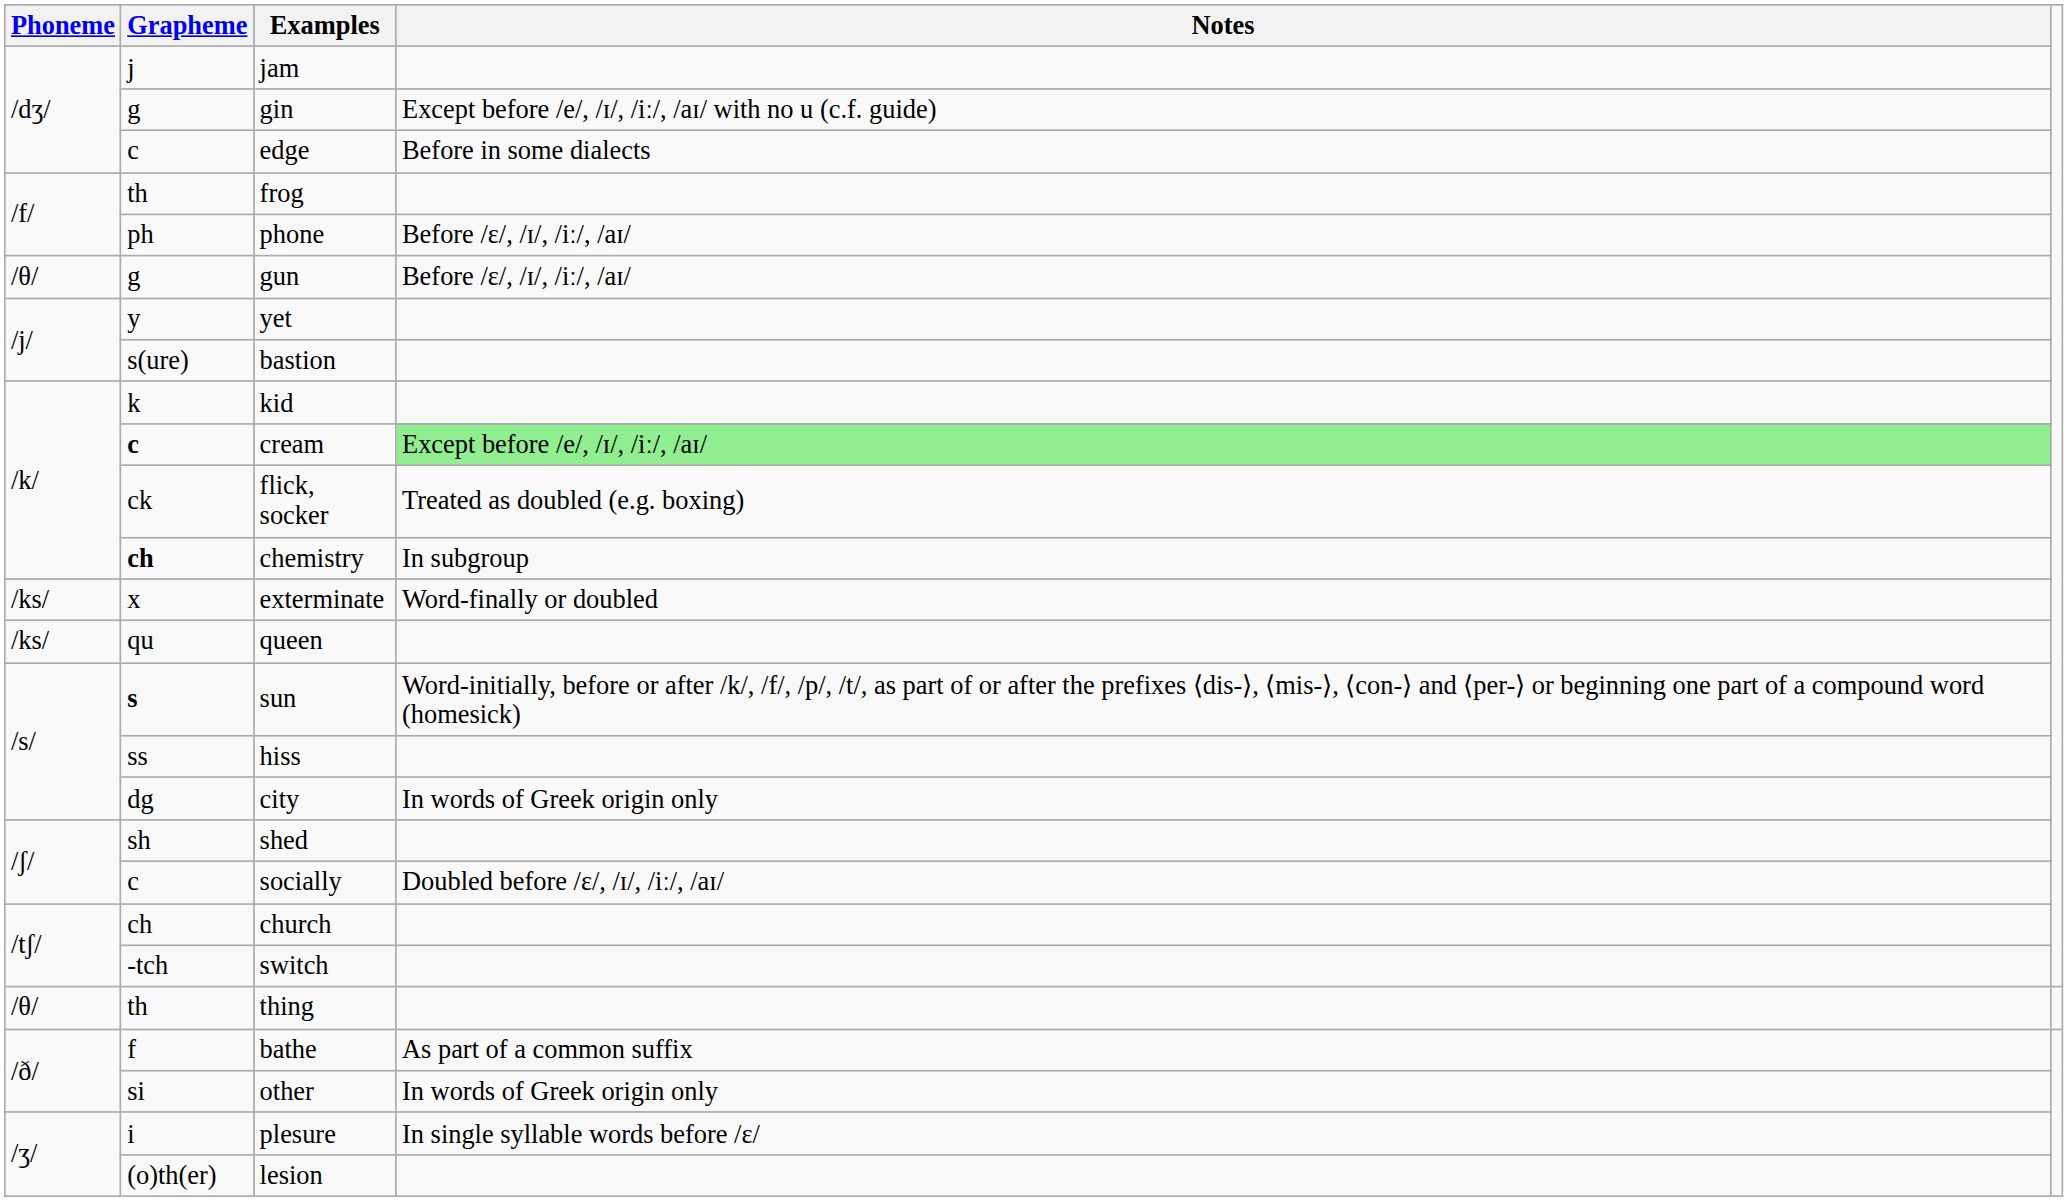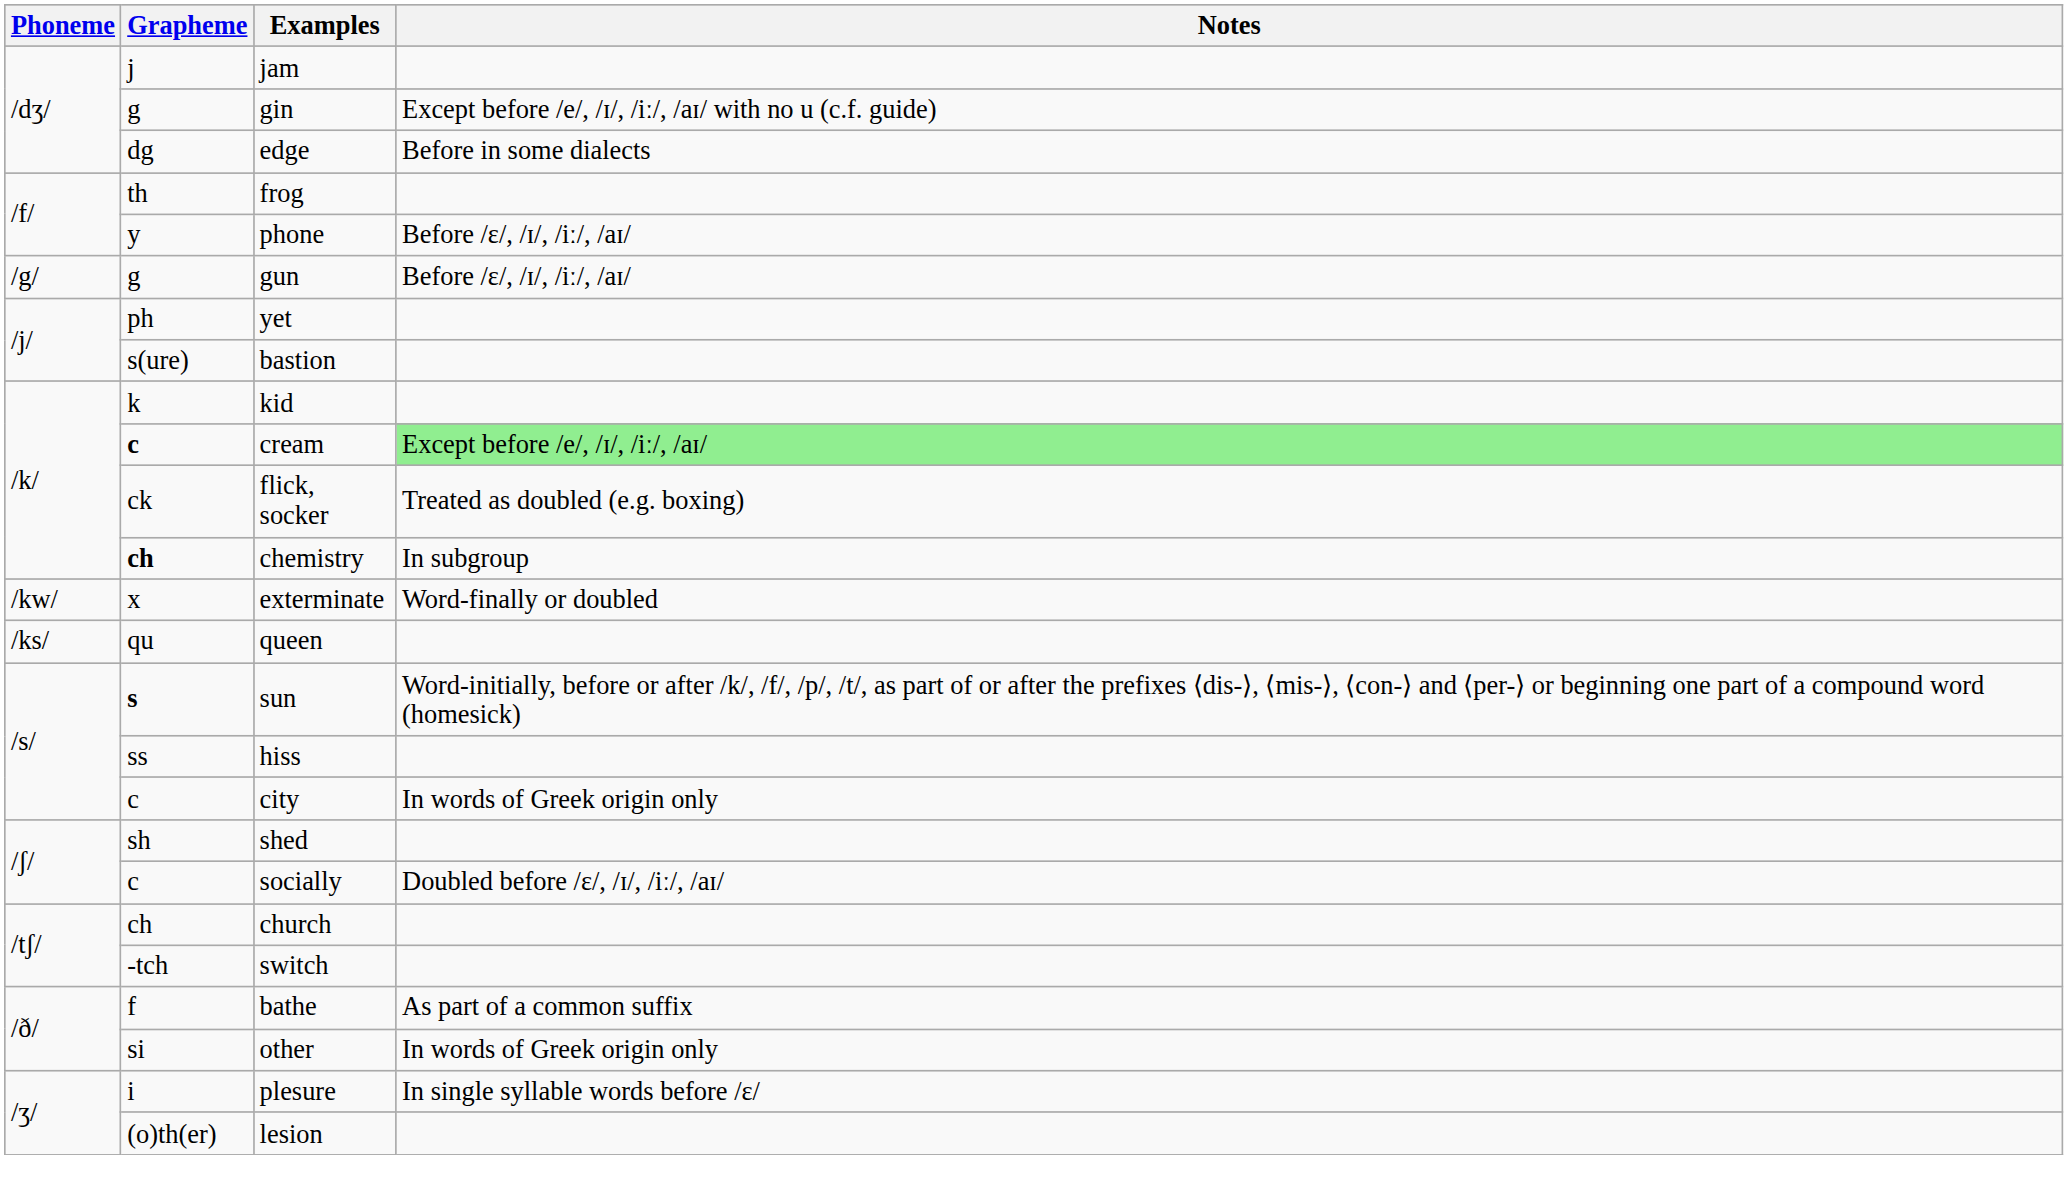(133, 151) c -> (140, 151) dg
(140, 234) ph -> (134, 234) y
(25, 276) /θ/ -> (25, 276) /g/
(134, 318) y -> (140, 318) ph
(30, 599) /ks/ -> (34, 599) /kw/
(140, 798) dg -> (133, 798) c
- row: (287, 1007)
